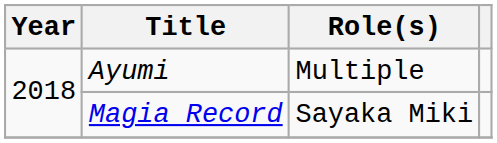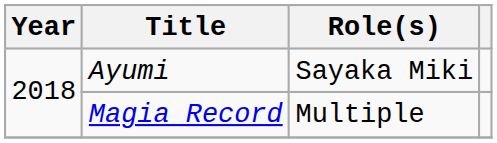(360, 71) Multiple -> (384, 71) Sayaka Miki
(384, 115) Sayaka Miki -> (360, 115) Multiple
